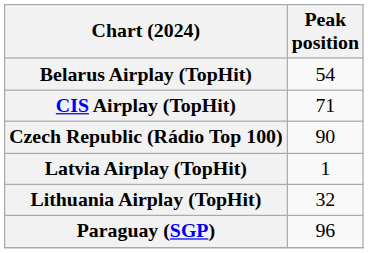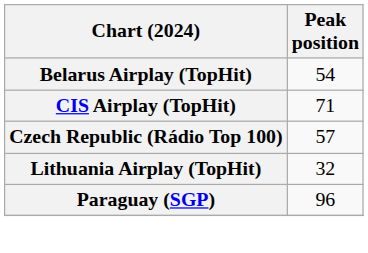(325, 136) 90 -> (325, 136) 57
- row: (146, 168)
